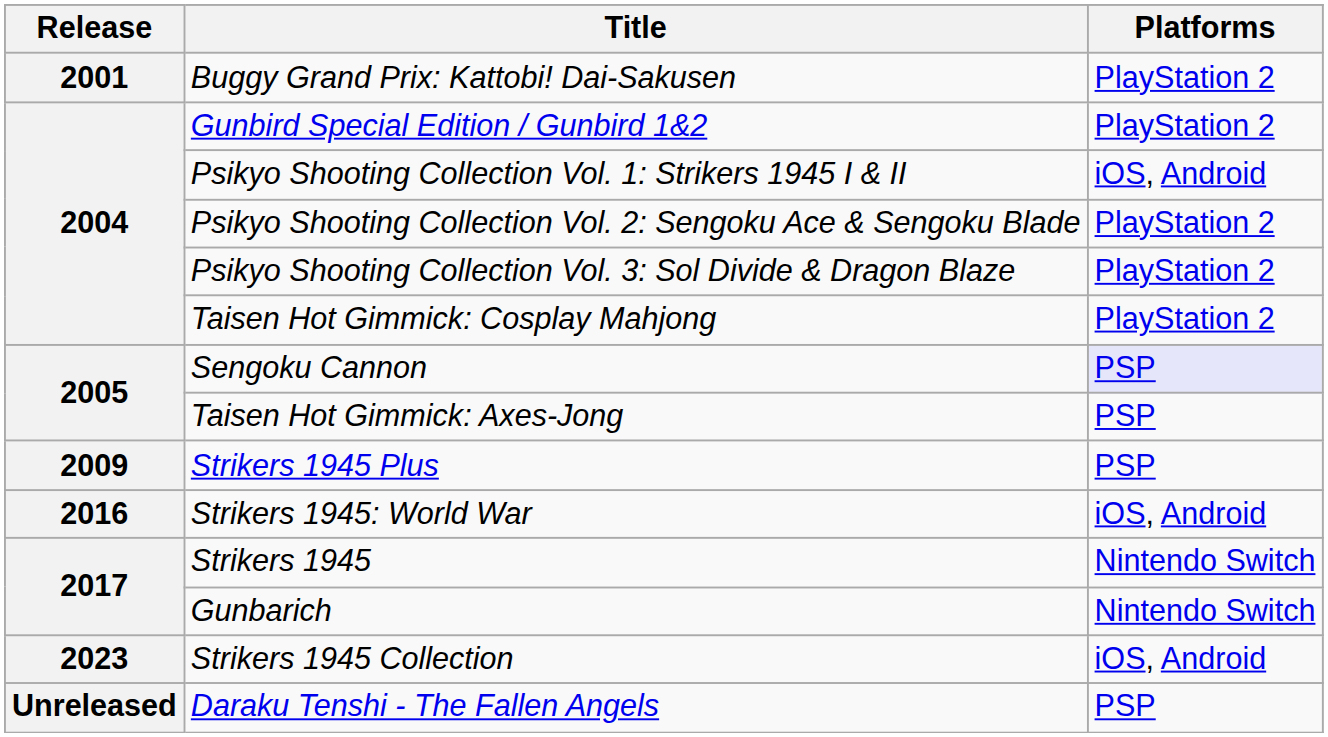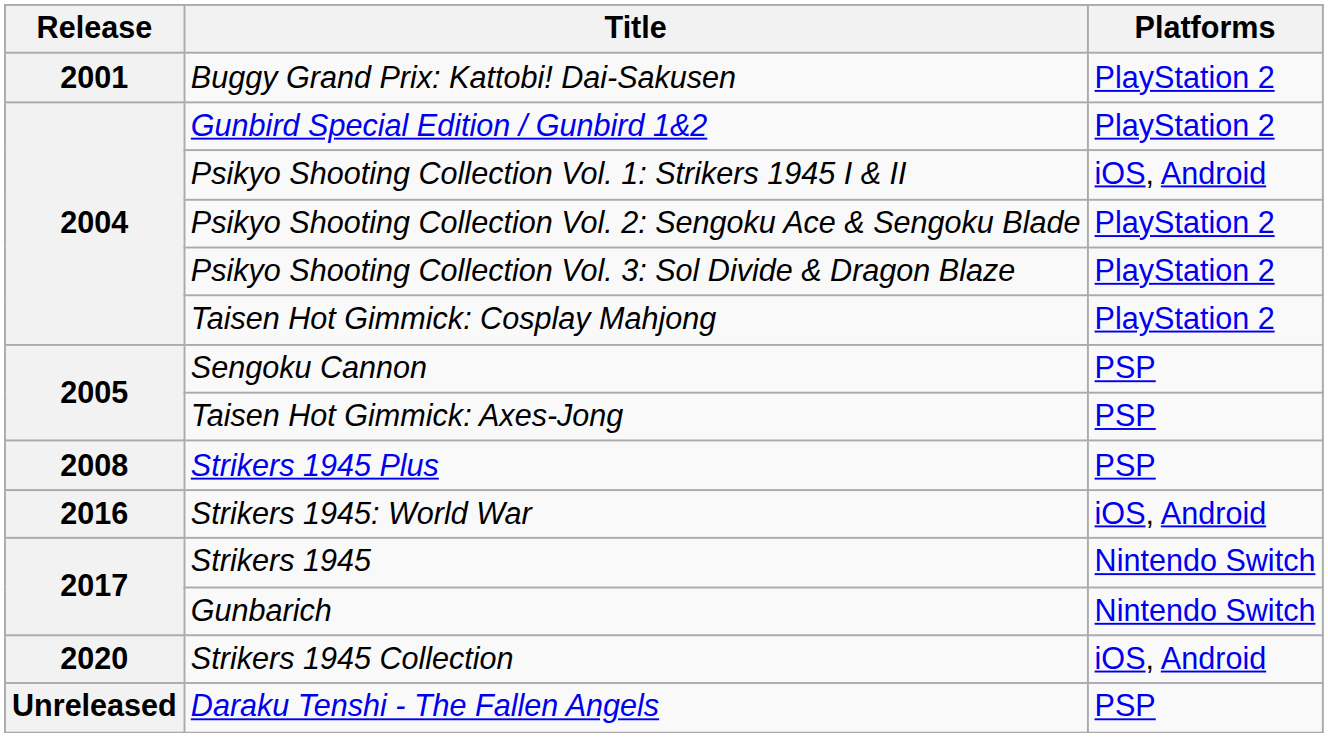(1125, 367) lavender background -> (1125, 367) no background
(94, 464) 2009 -> (94, 464) 2008
(94, 658) 2023 -> (94, 658) 2020
